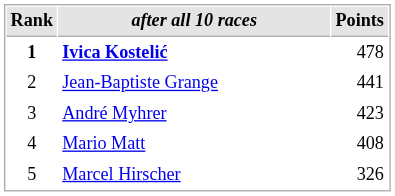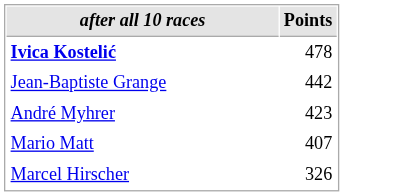- column: (32, 21)
(370, 83) 441 -> (319, 83) 442
(370, 143) 408 -> (319, 143) 407
